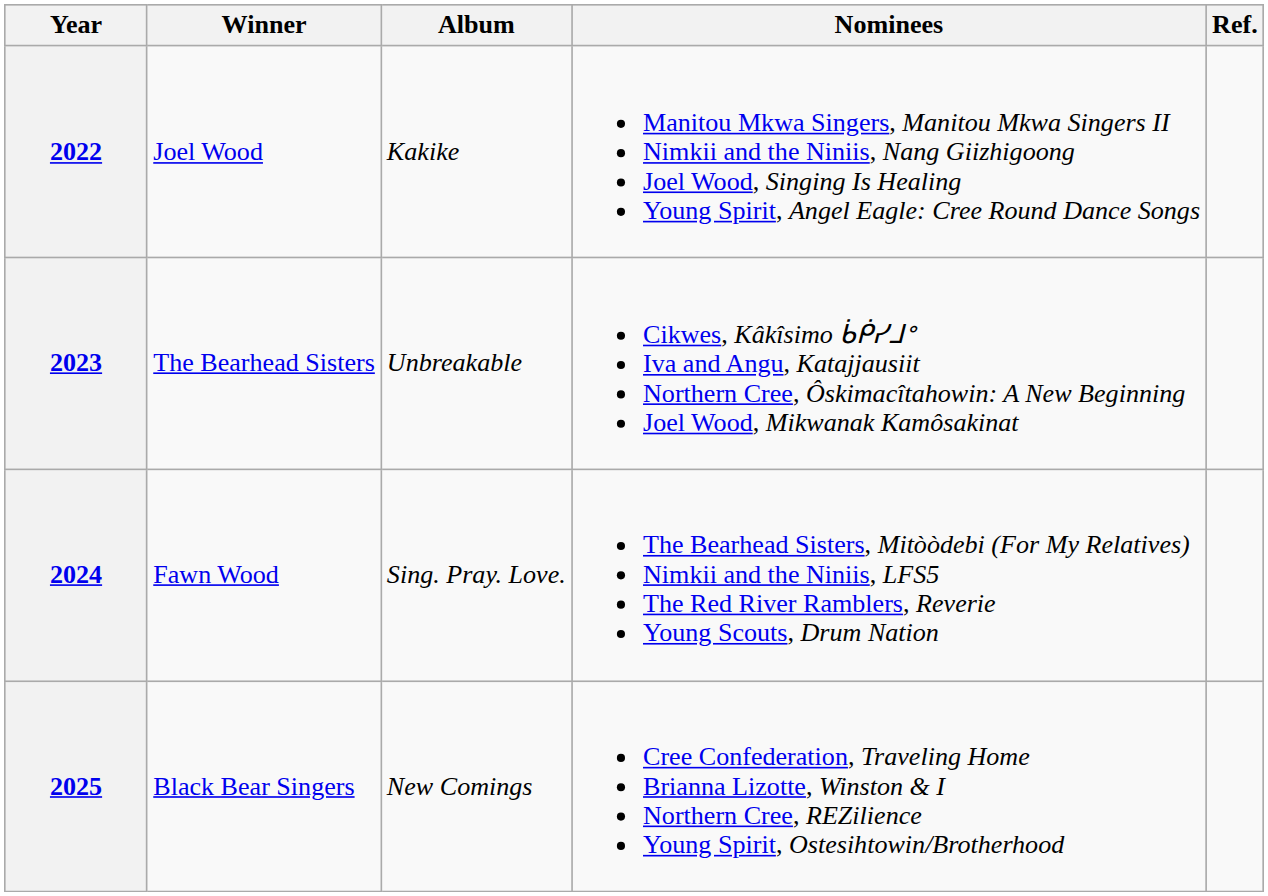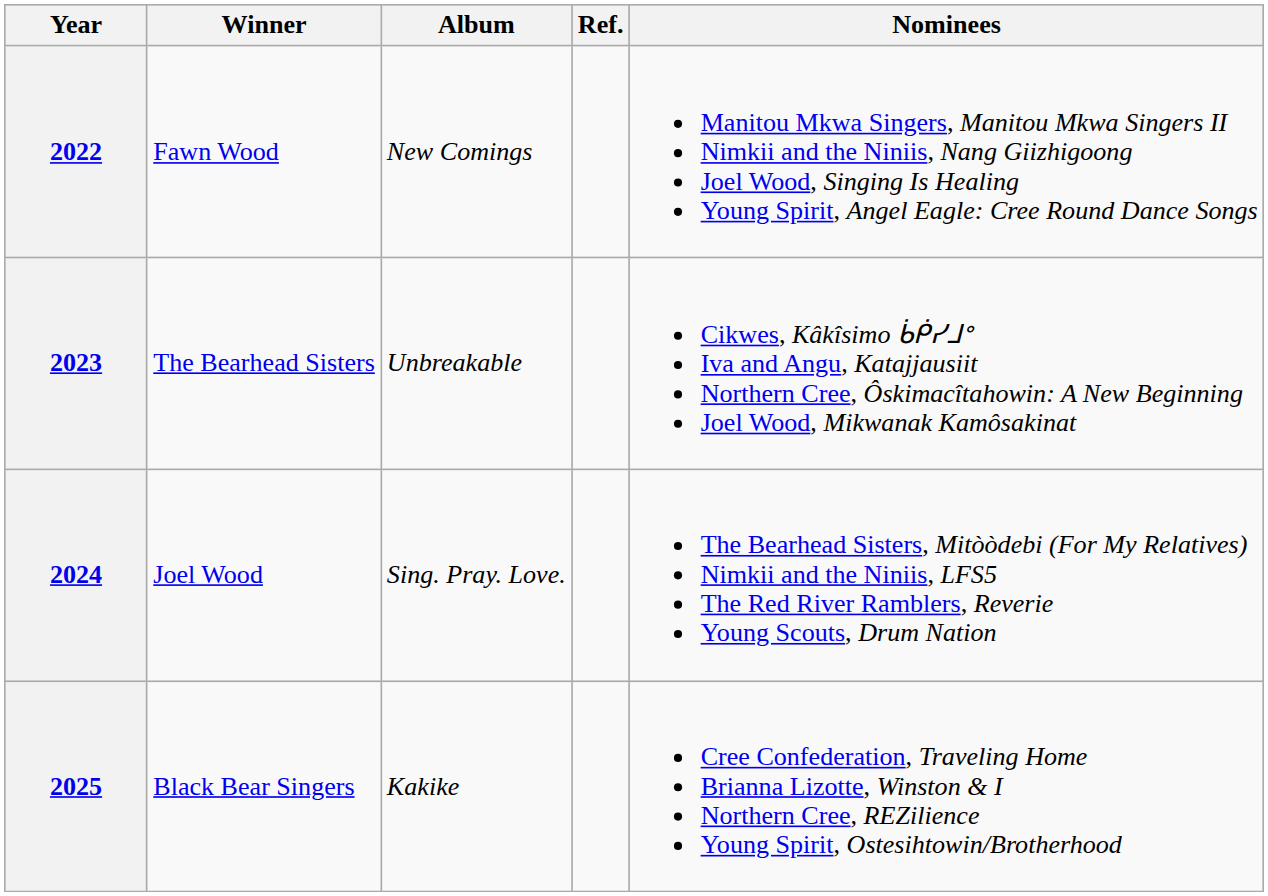columns swapped: (889, 25) <-> (1235, 25)
(208, 151) Joel Wood -> (216, 151) Fawn Wood
(423, 151) Kakike -> (460, 151) New Comings
(216, 574) Fawn Wood -> (208, 574) Joel Wood
(460, 785) New Comings -> (423, 785) Kakike
